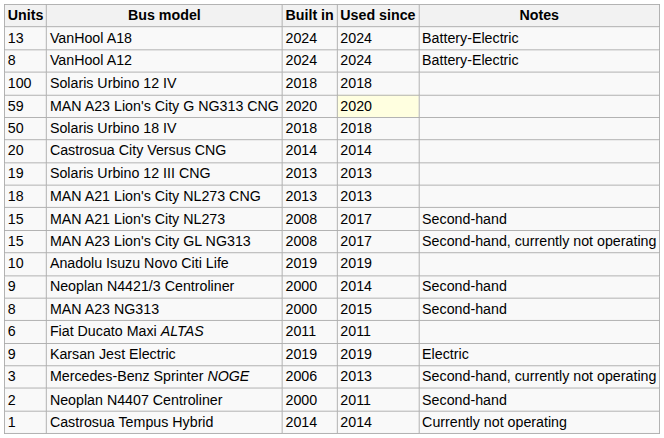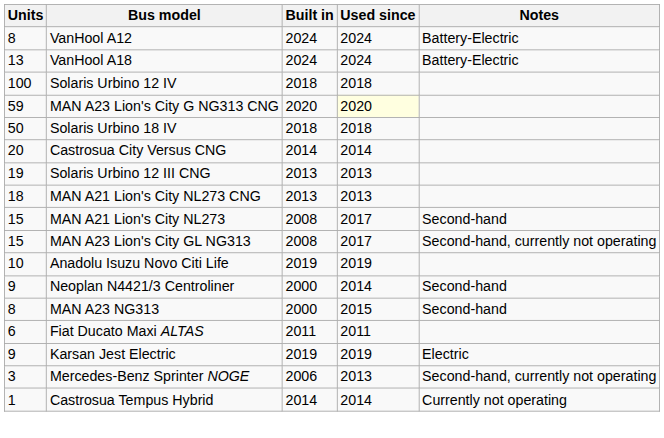rows swapped: (91, 60) <-> (91, 38)
- row: (136, 399)
